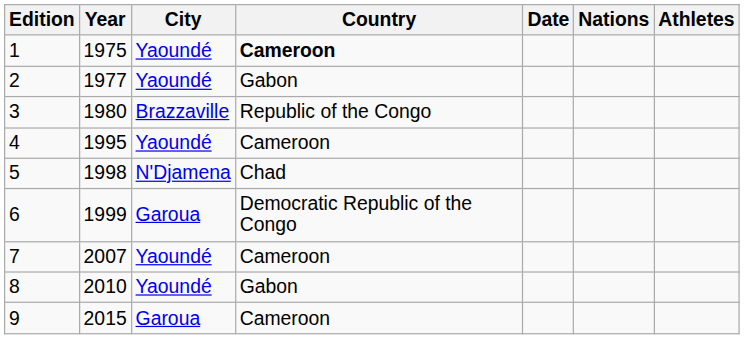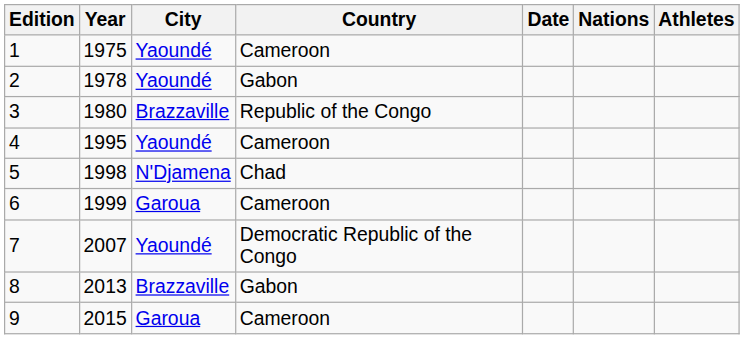(288, 50) bold -> (285, 50) normal
(105, 81) 1977 -> (105, 81) 1978
(356, 214) Democratic Republic of the Congo -> (285, 204) Cameroon
(285, 256) Cameroon -> (356, 245) Democratic Republic of the Congo
(105, 287) 2010 -> (105, 287) 2013
(174, 287) Yaoundé -> (182, 287) Brazzaville
